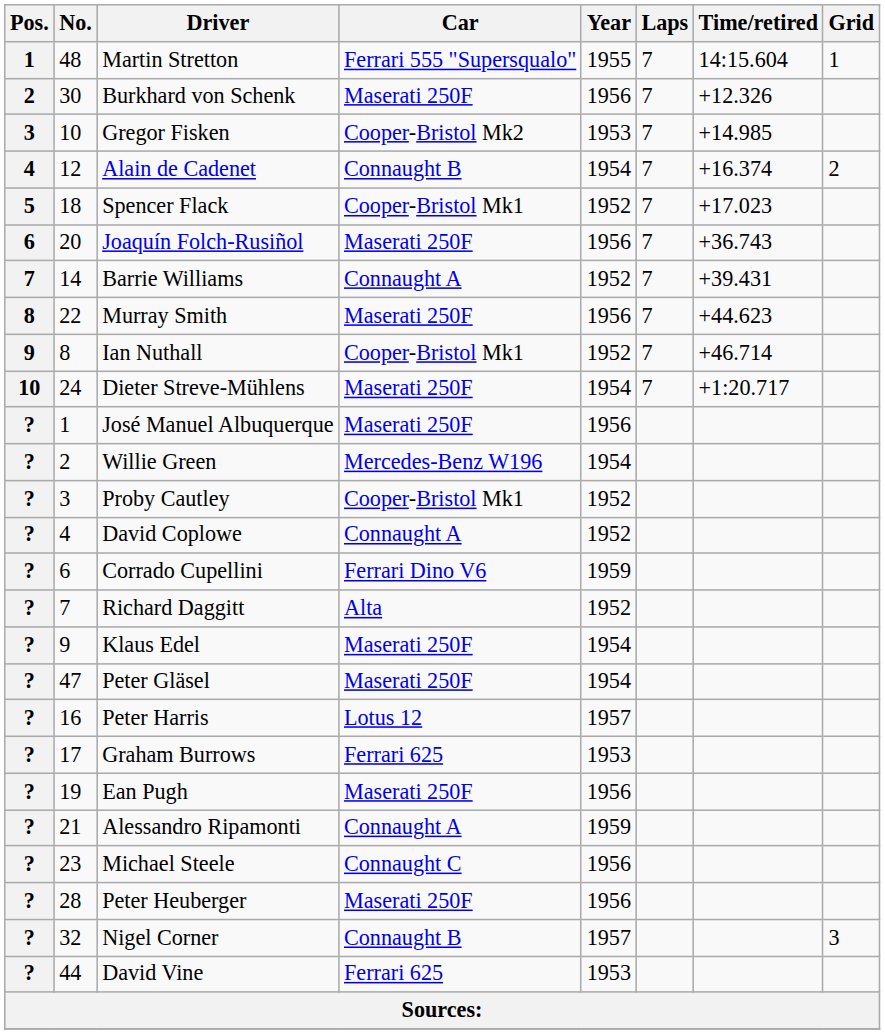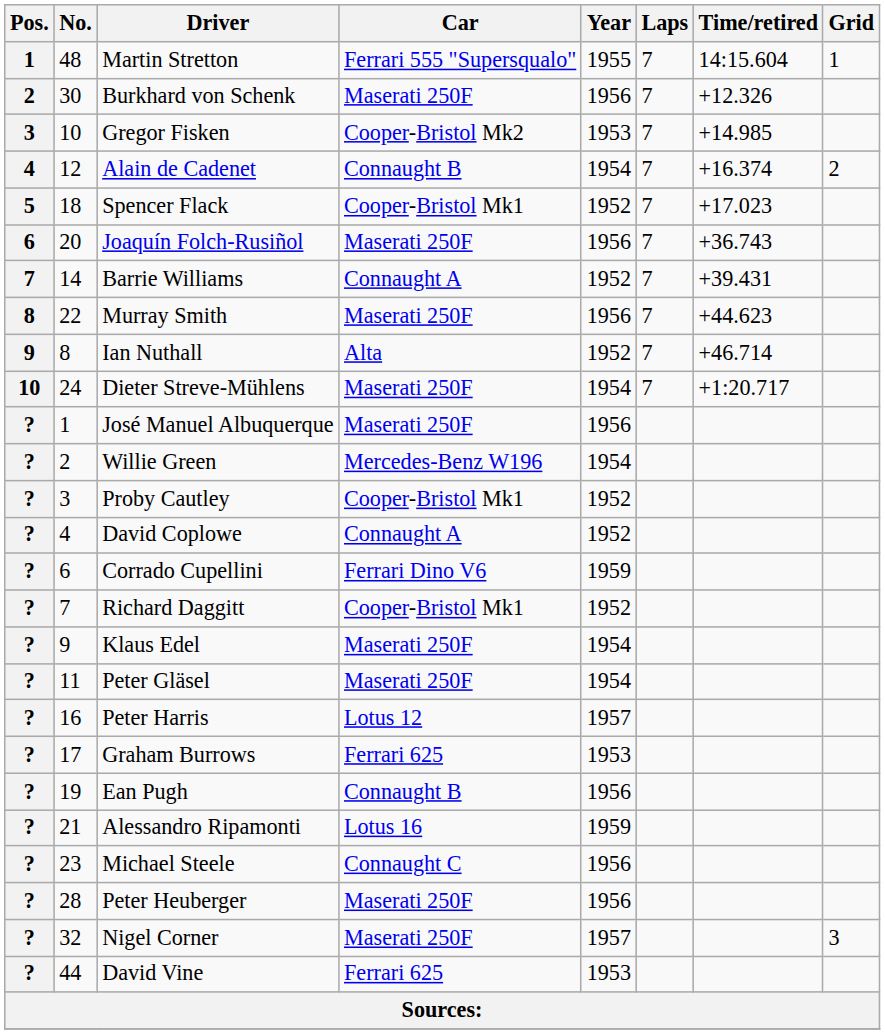(434, 352) Cooper-Bristol Mk1 -> (363, 352) Alta
(363, 608) Alta -> (434, 608) Cooper-Bristol Mk1
(70, 681) 47 -> (70, 681) 11
(408, 791) Maserati 250F -> (403, 791) Connaught B
(403, 827) Connaught A -> (383, 827) Lotus 16
(403, 937) Connaught B -> (408, 937) Maserati 250F
